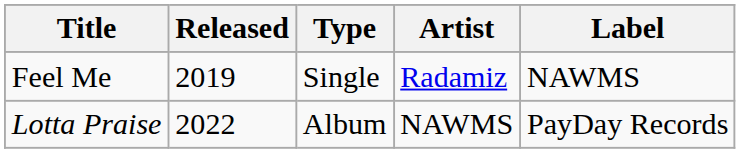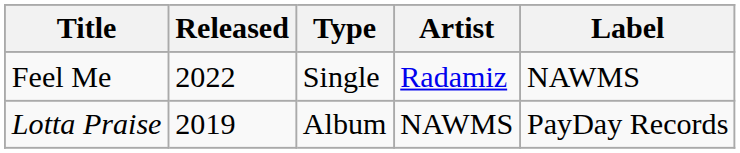(205, 76) 2019 -> (205, 76) 2022
(205, 123) 2022 -> (205, 123) 2019
